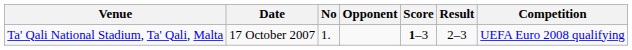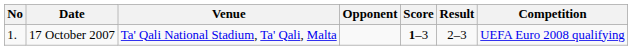columns swapped: (329, 14) <-> (115, 14)
